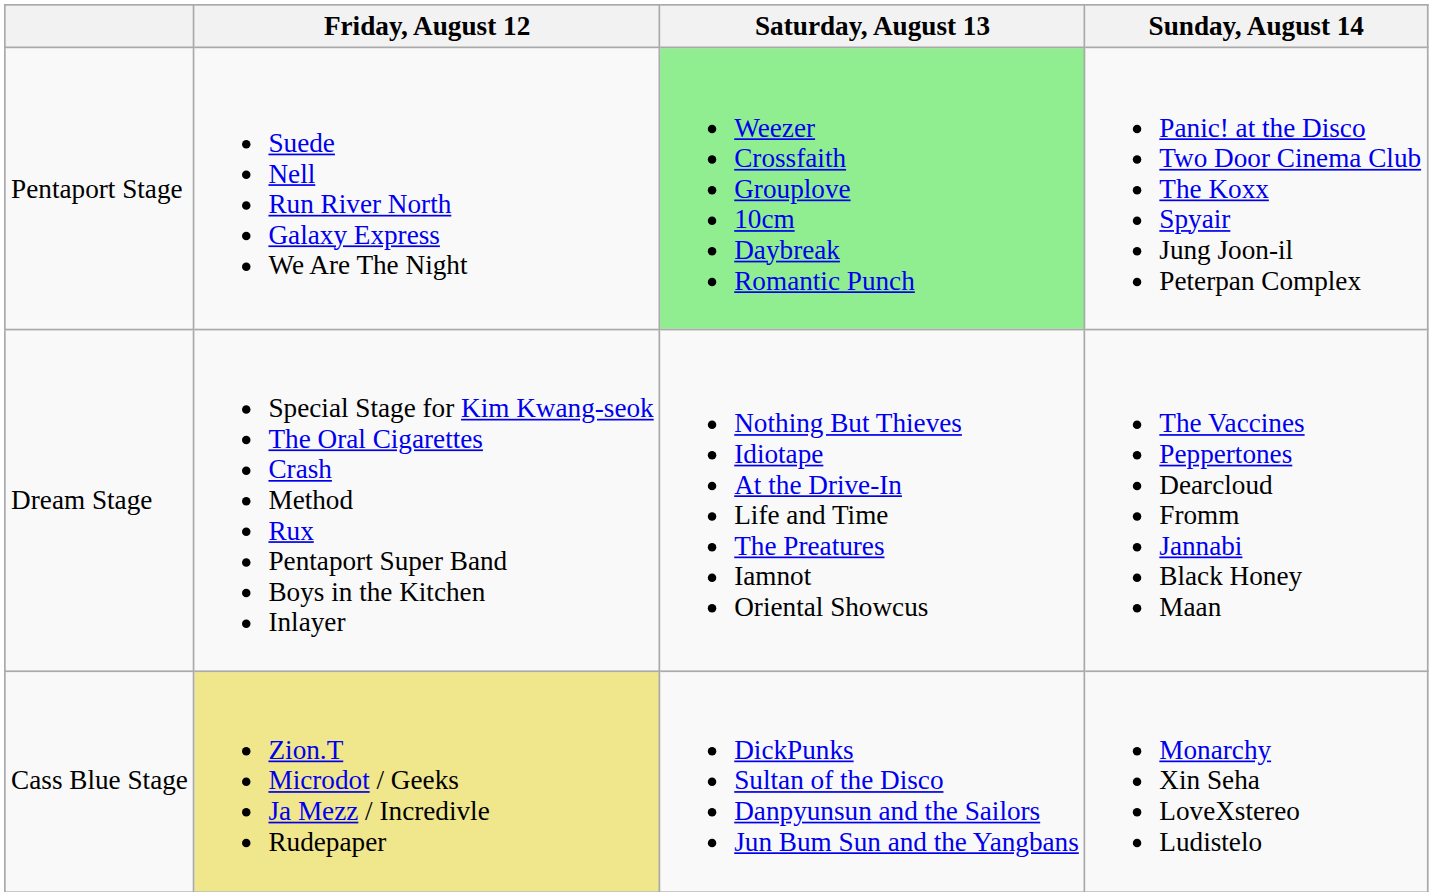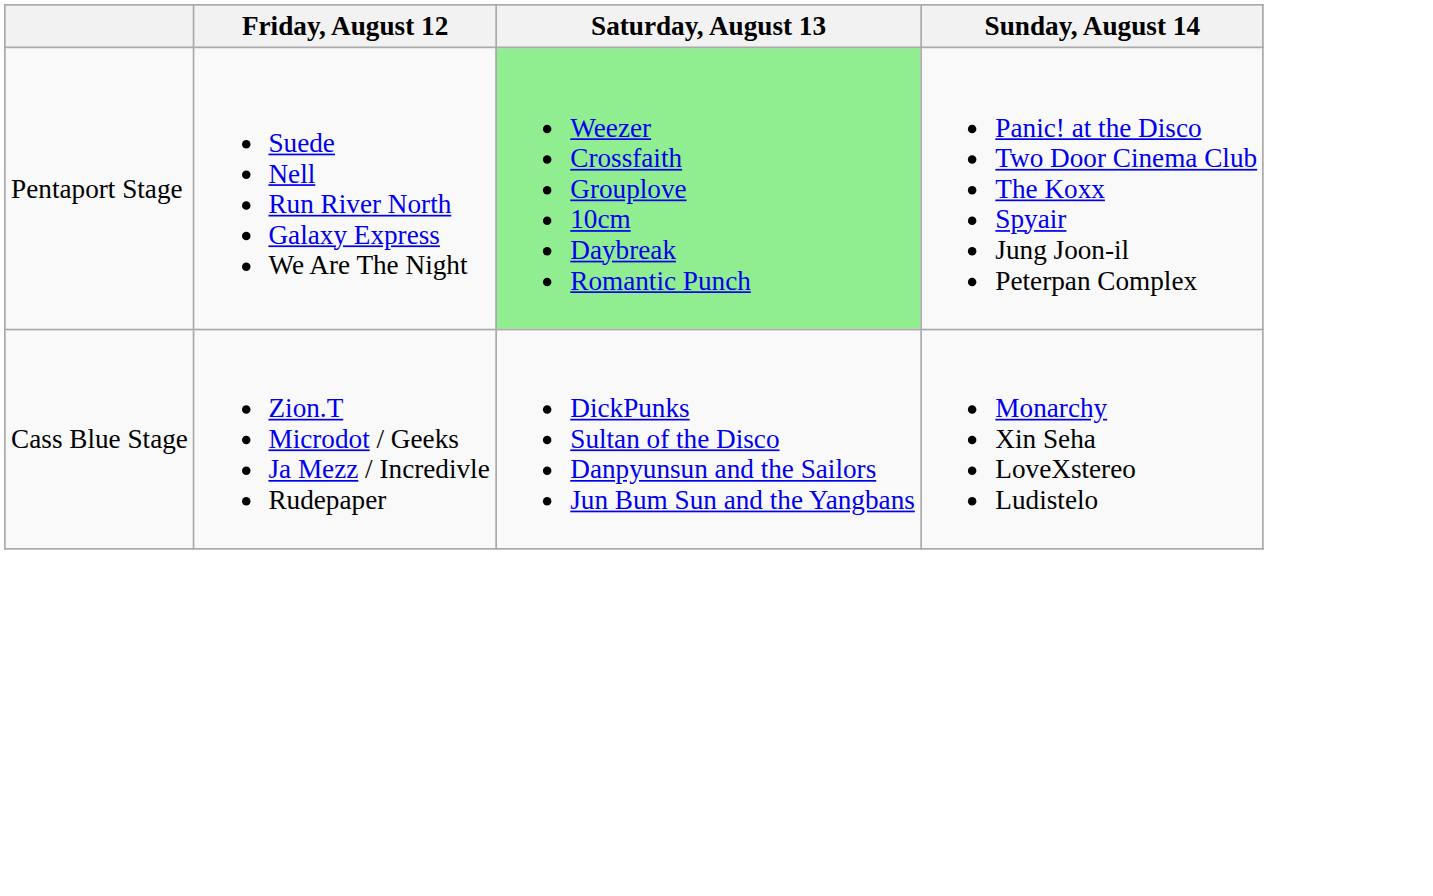- row: (82, 499)
(427, 797) khaki background -> (345, 454) no background
